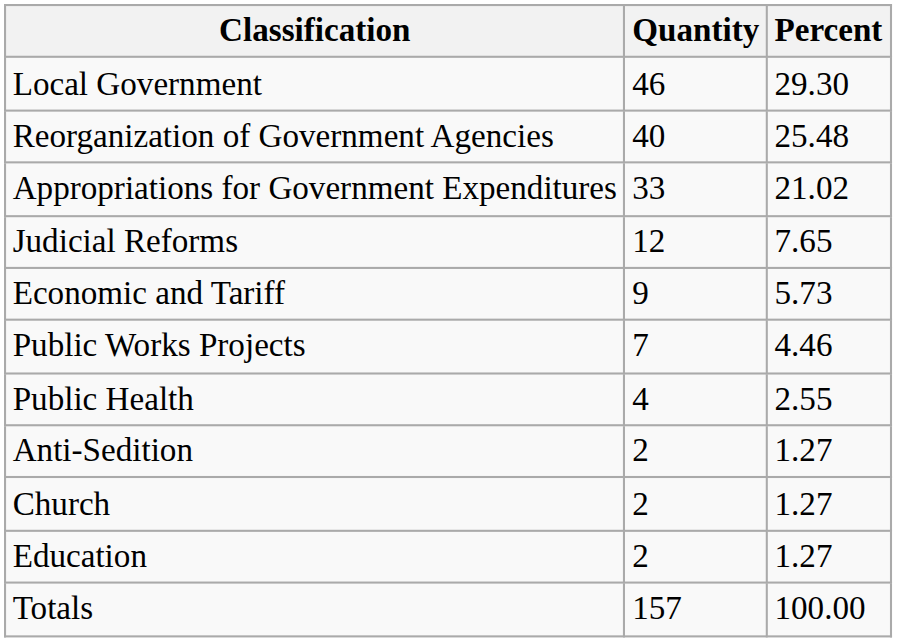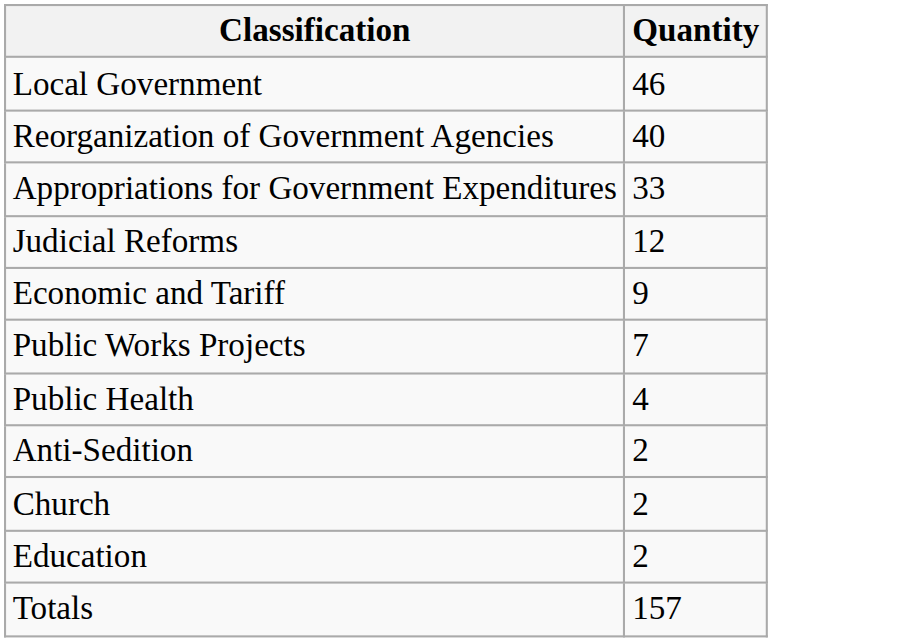- column: (828, 30)
